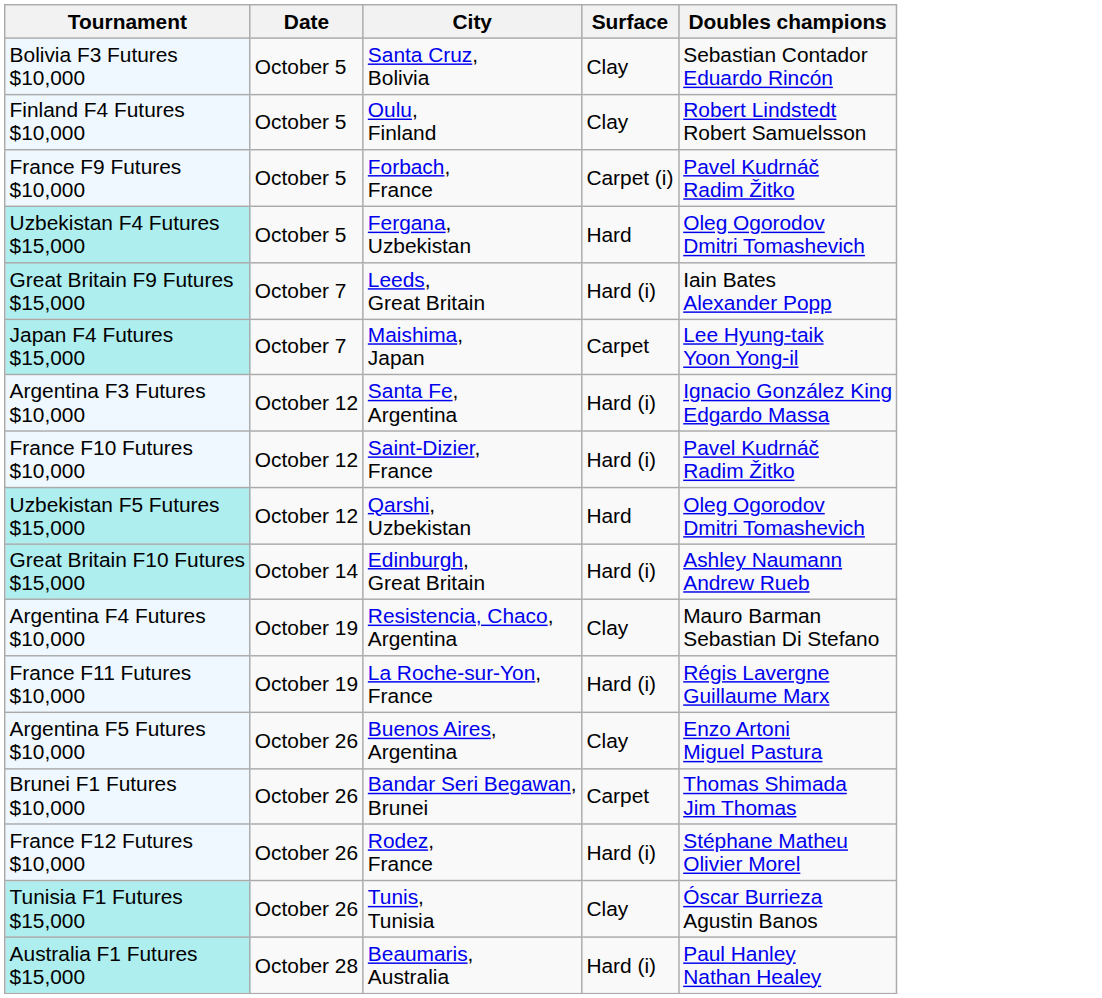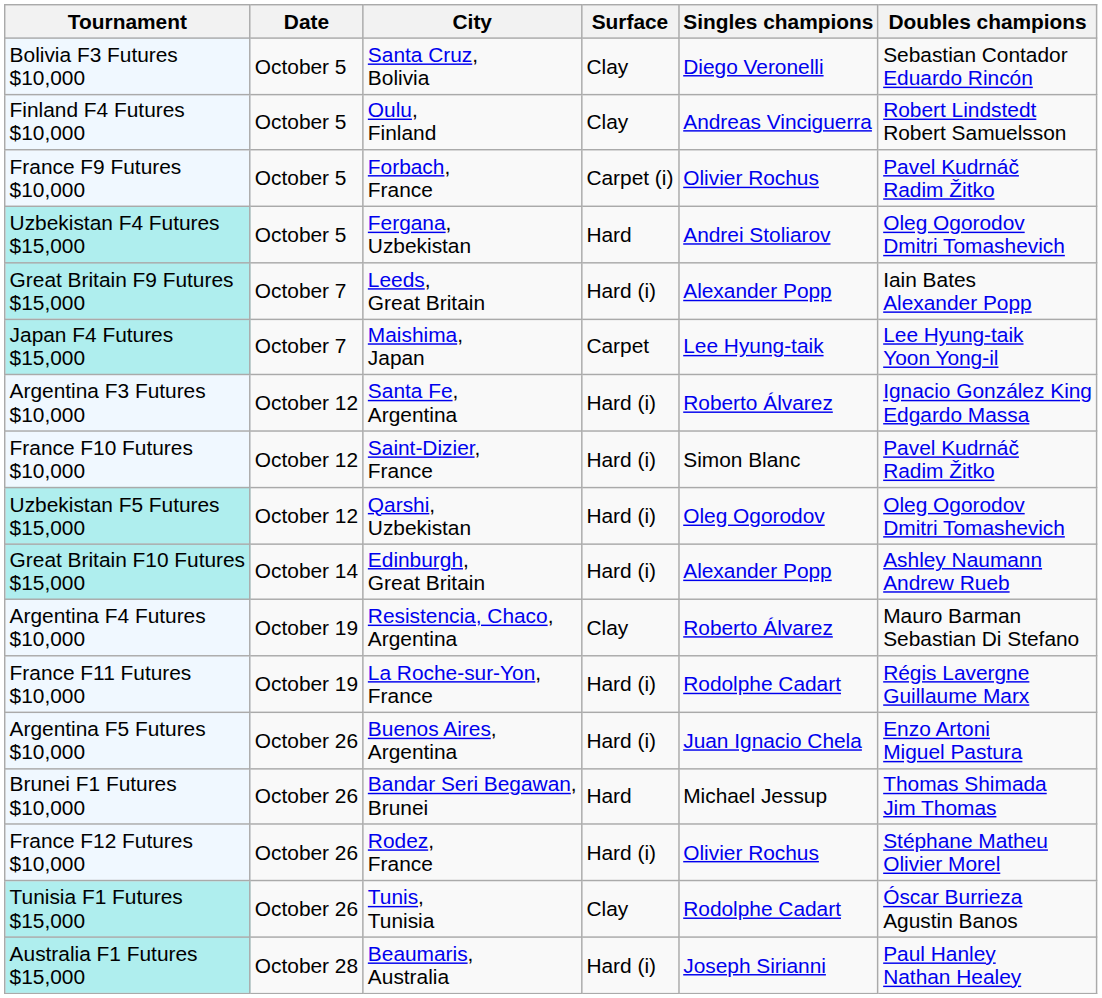+ column: (778, 22)
(609, 516) Hard -> (621, 516) Hard (i)
(607, 740) Clay -> (621, 740) Hard (i)
(618, 797) Carpet -> (609, 797) Hard
